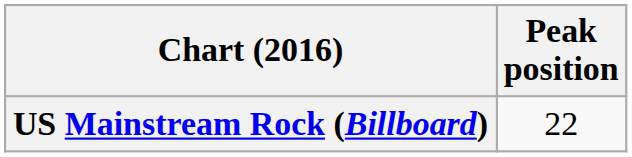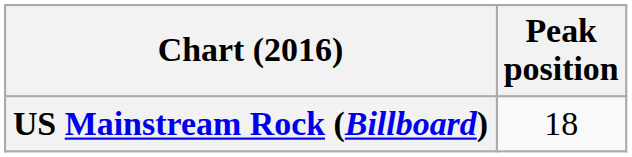(561, 123) 22 -> (561, 123) 18
